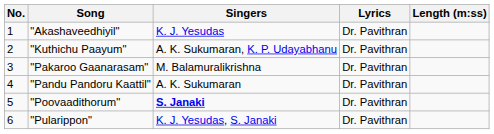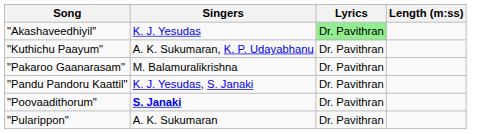- column: (16, 13)
(375, 31) no background -> (351, 31) lightgreen background
(198, 85) A. K. Sukumaran -> (193, 85) K. J. Yesudas, S. Janaki
(216, 120) K. J. Yesudas, S. Janaki -> (175, 120) A. K. Sukumaran
